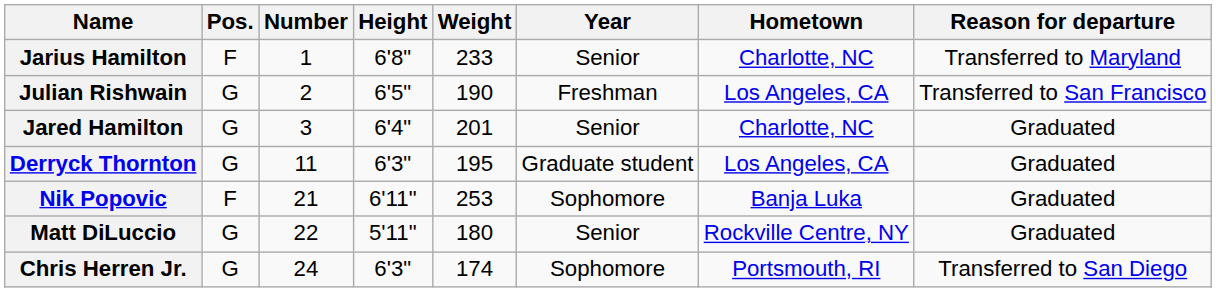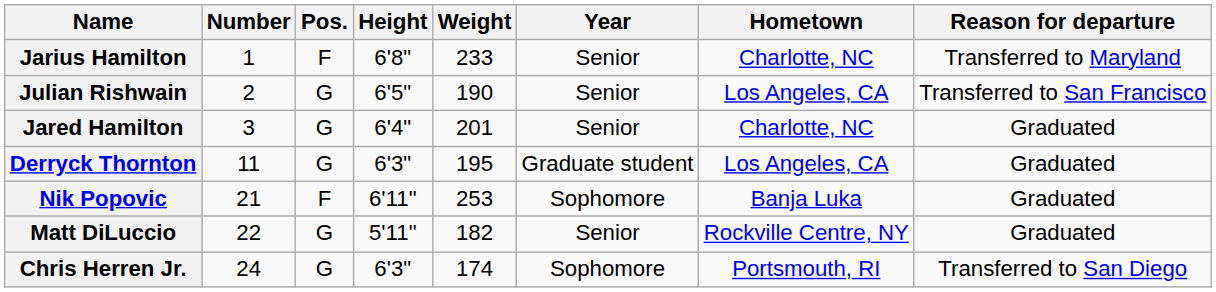columns swapped: (306, 22) <-> (230, 22)
(608, 92) Freshman -> (608, 92) Senior
(474, 233) 180 -> (474, 233) 182
